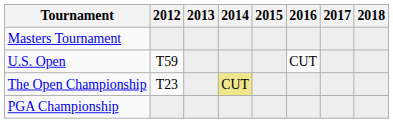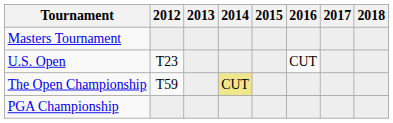(167, 61) T59 -> (167, 61) T23
(167, 84) T23 -> (167, 84) T59
